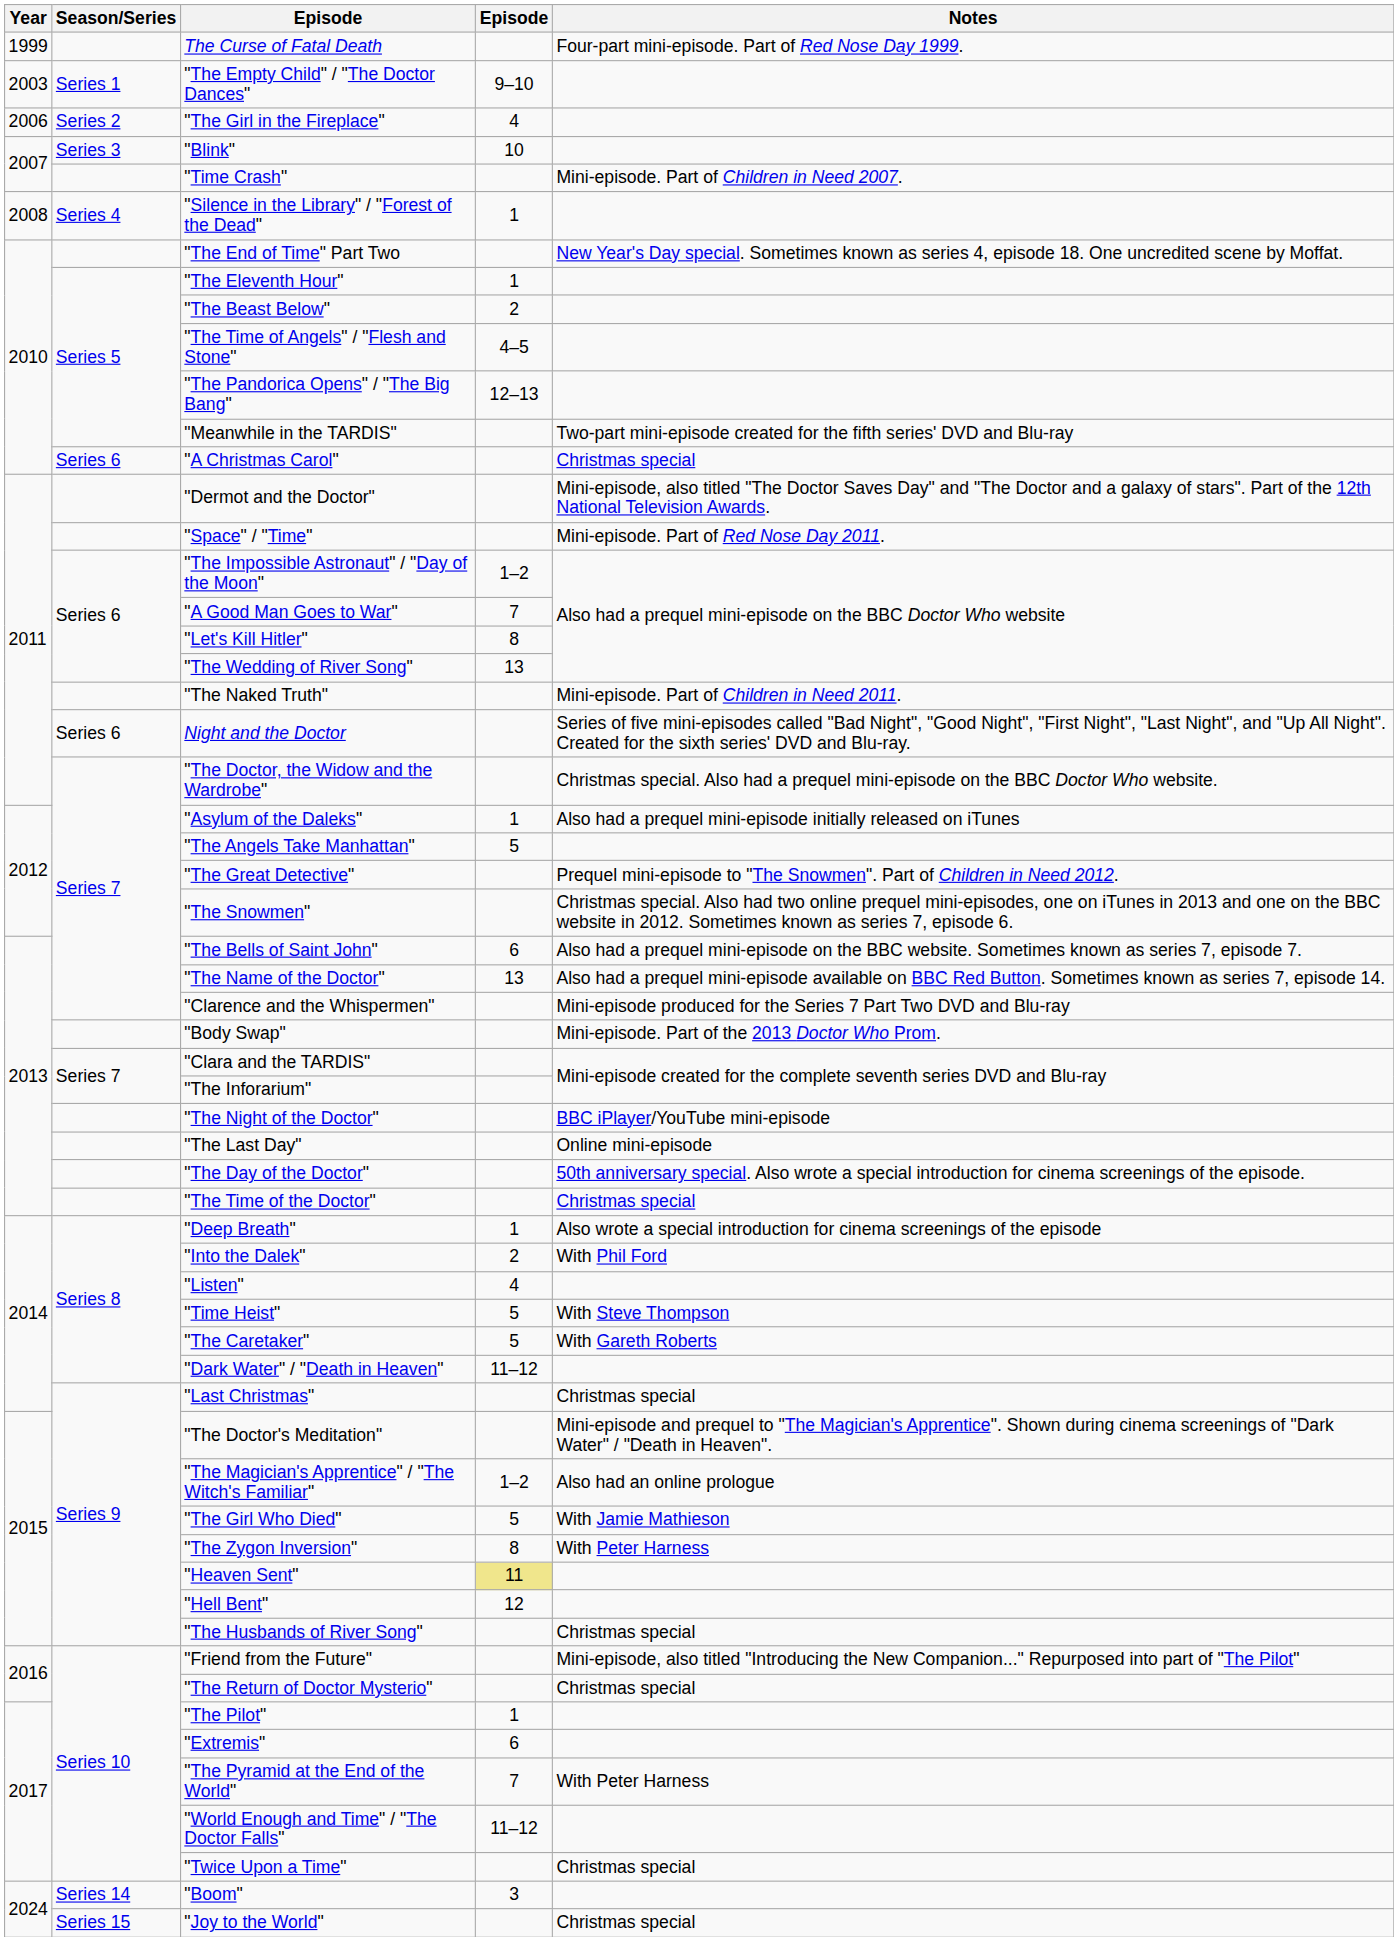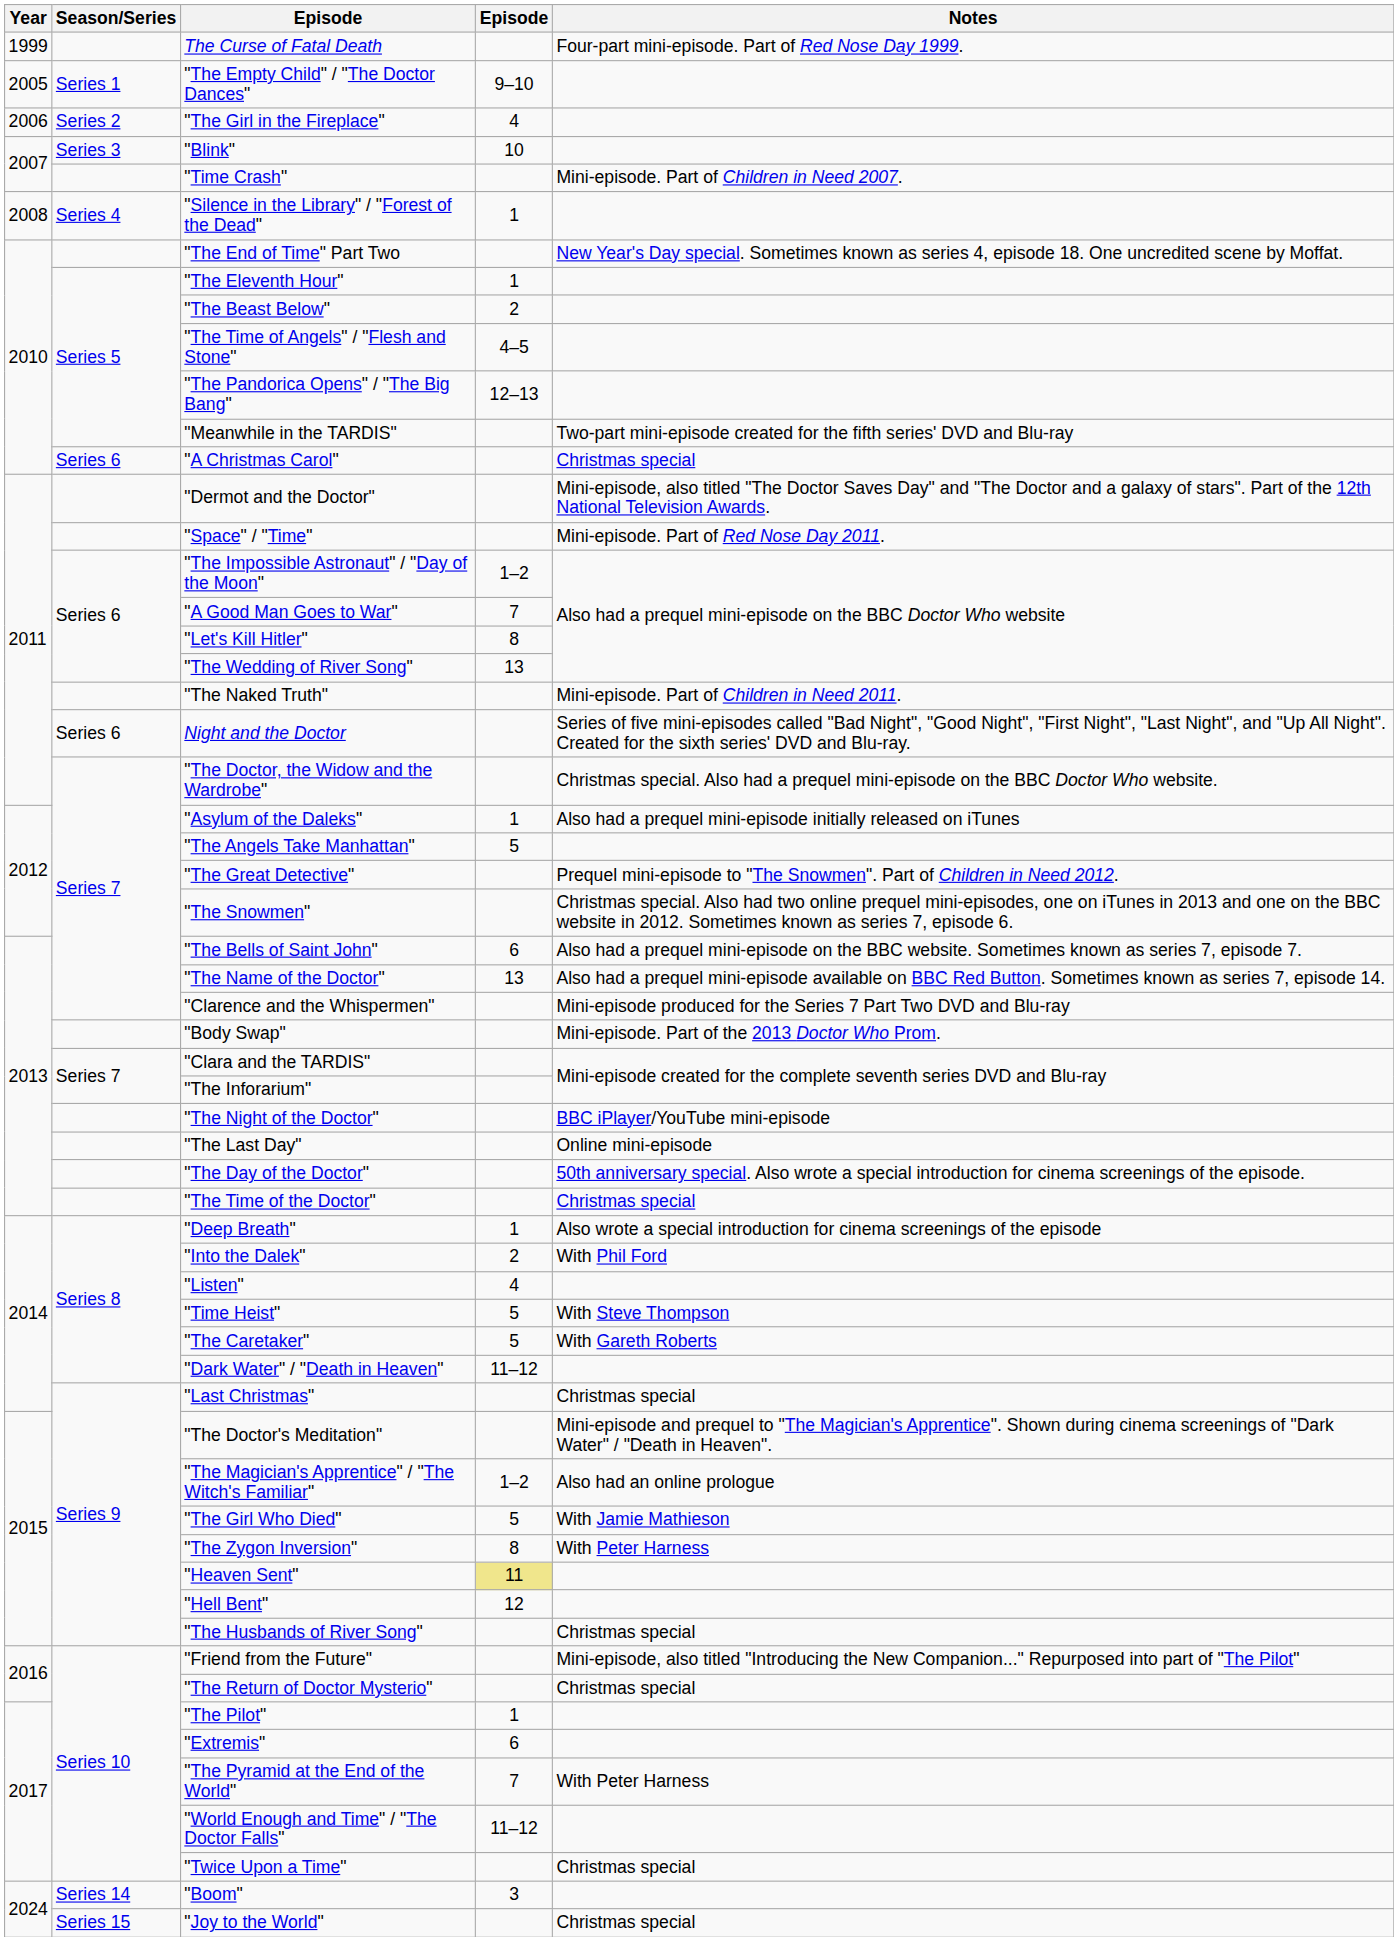(28, 84) 2003 -> (28, 84) 2005
